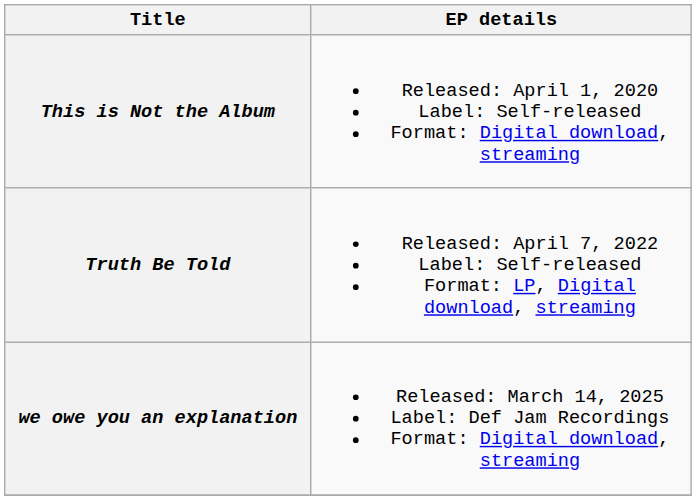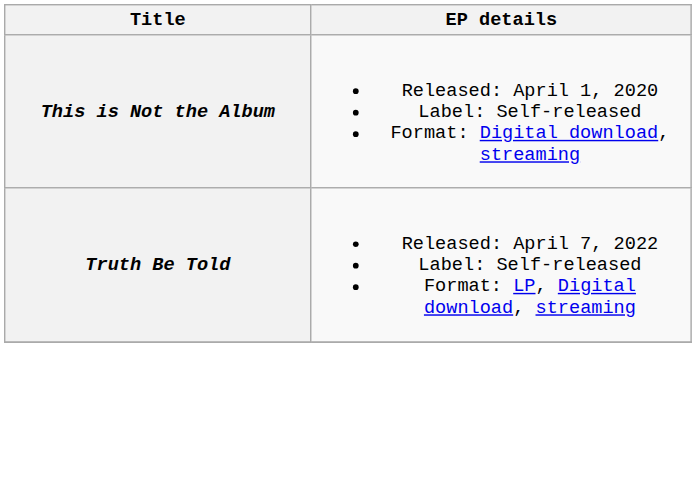- row: (158, 418)
